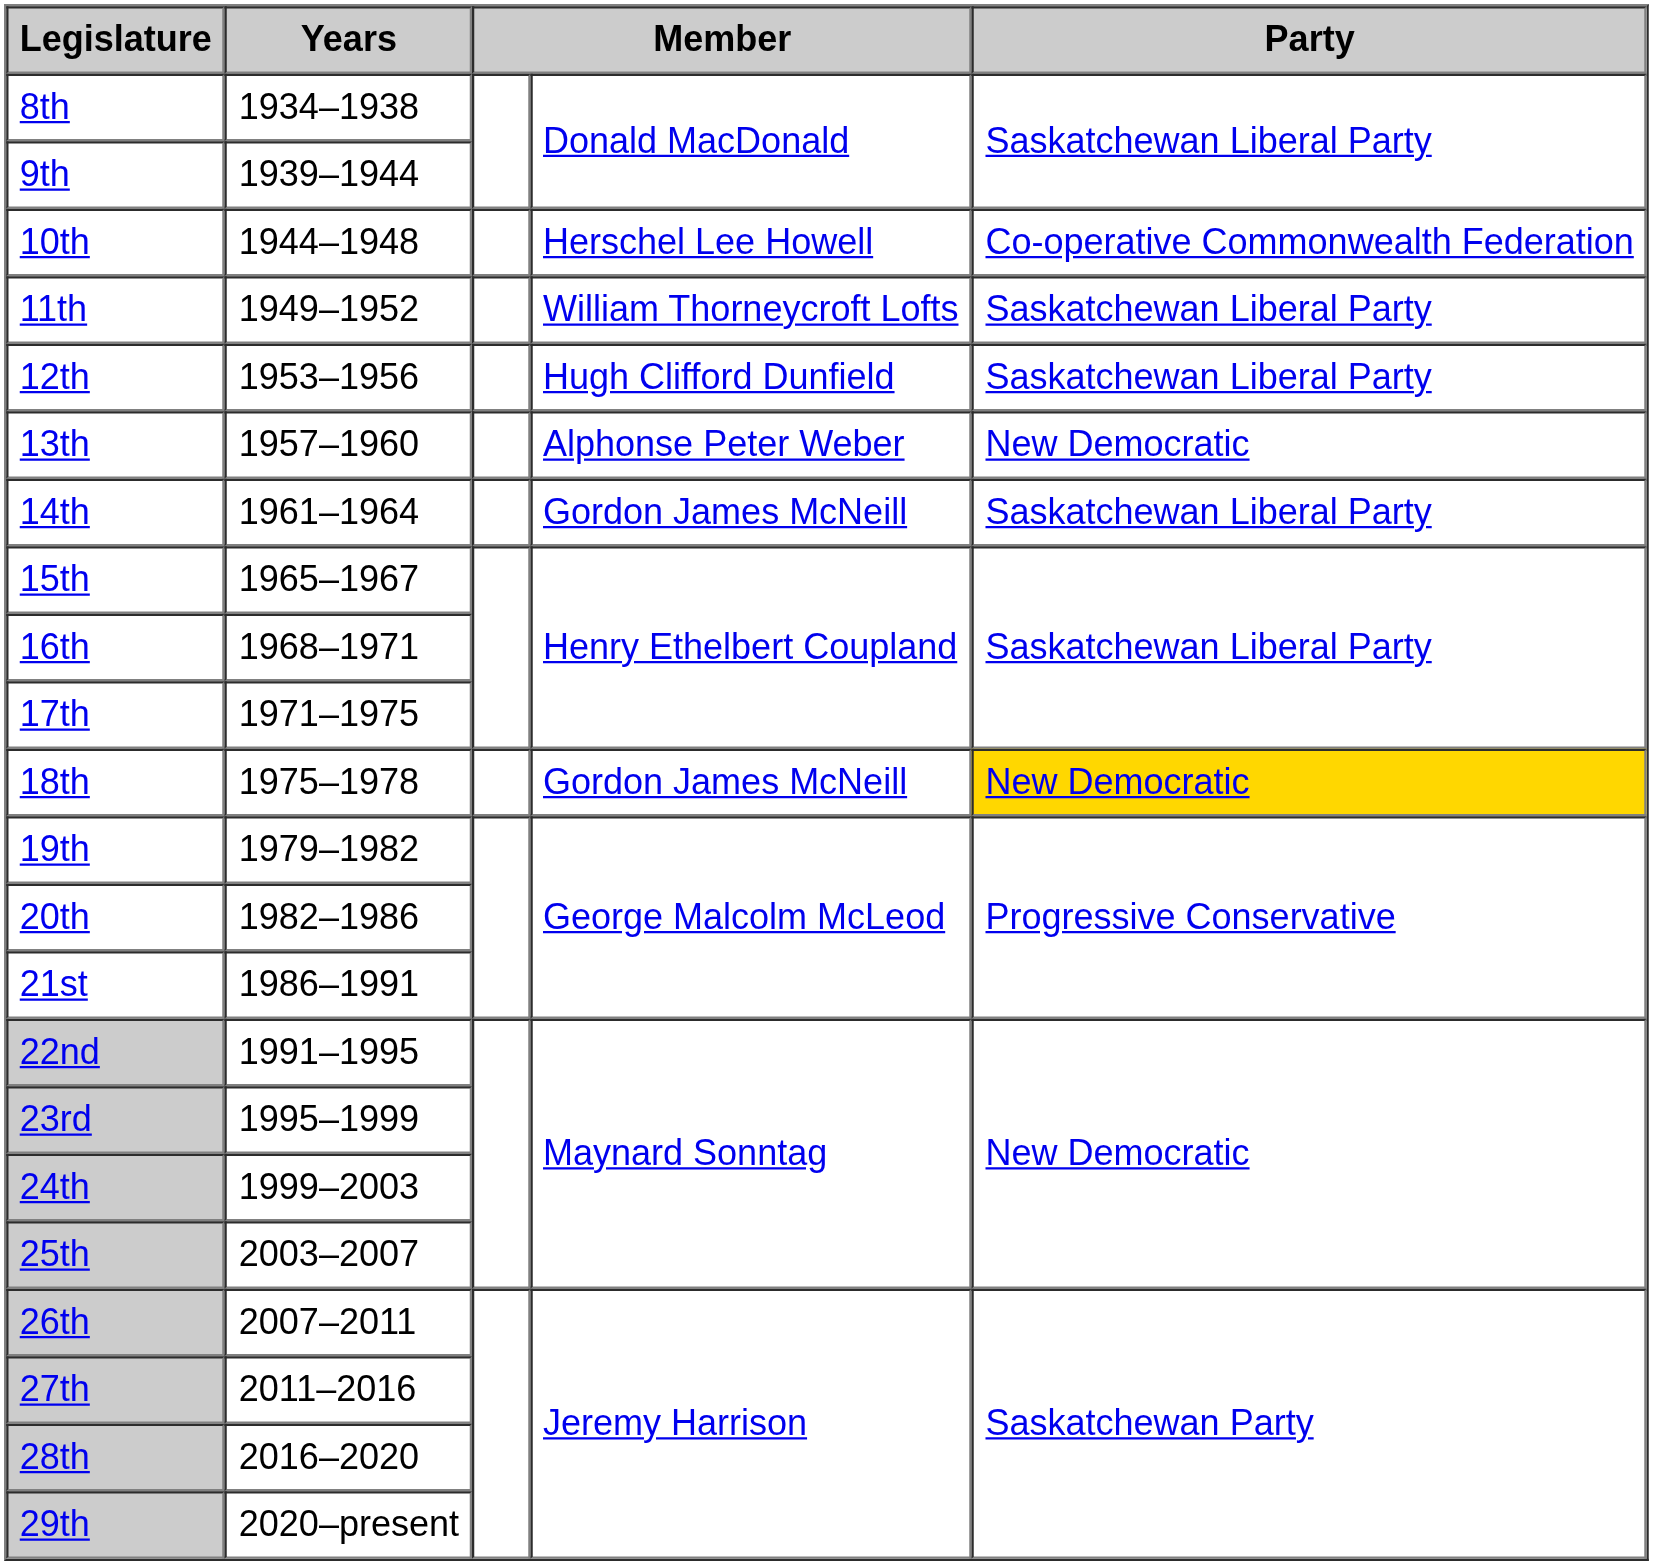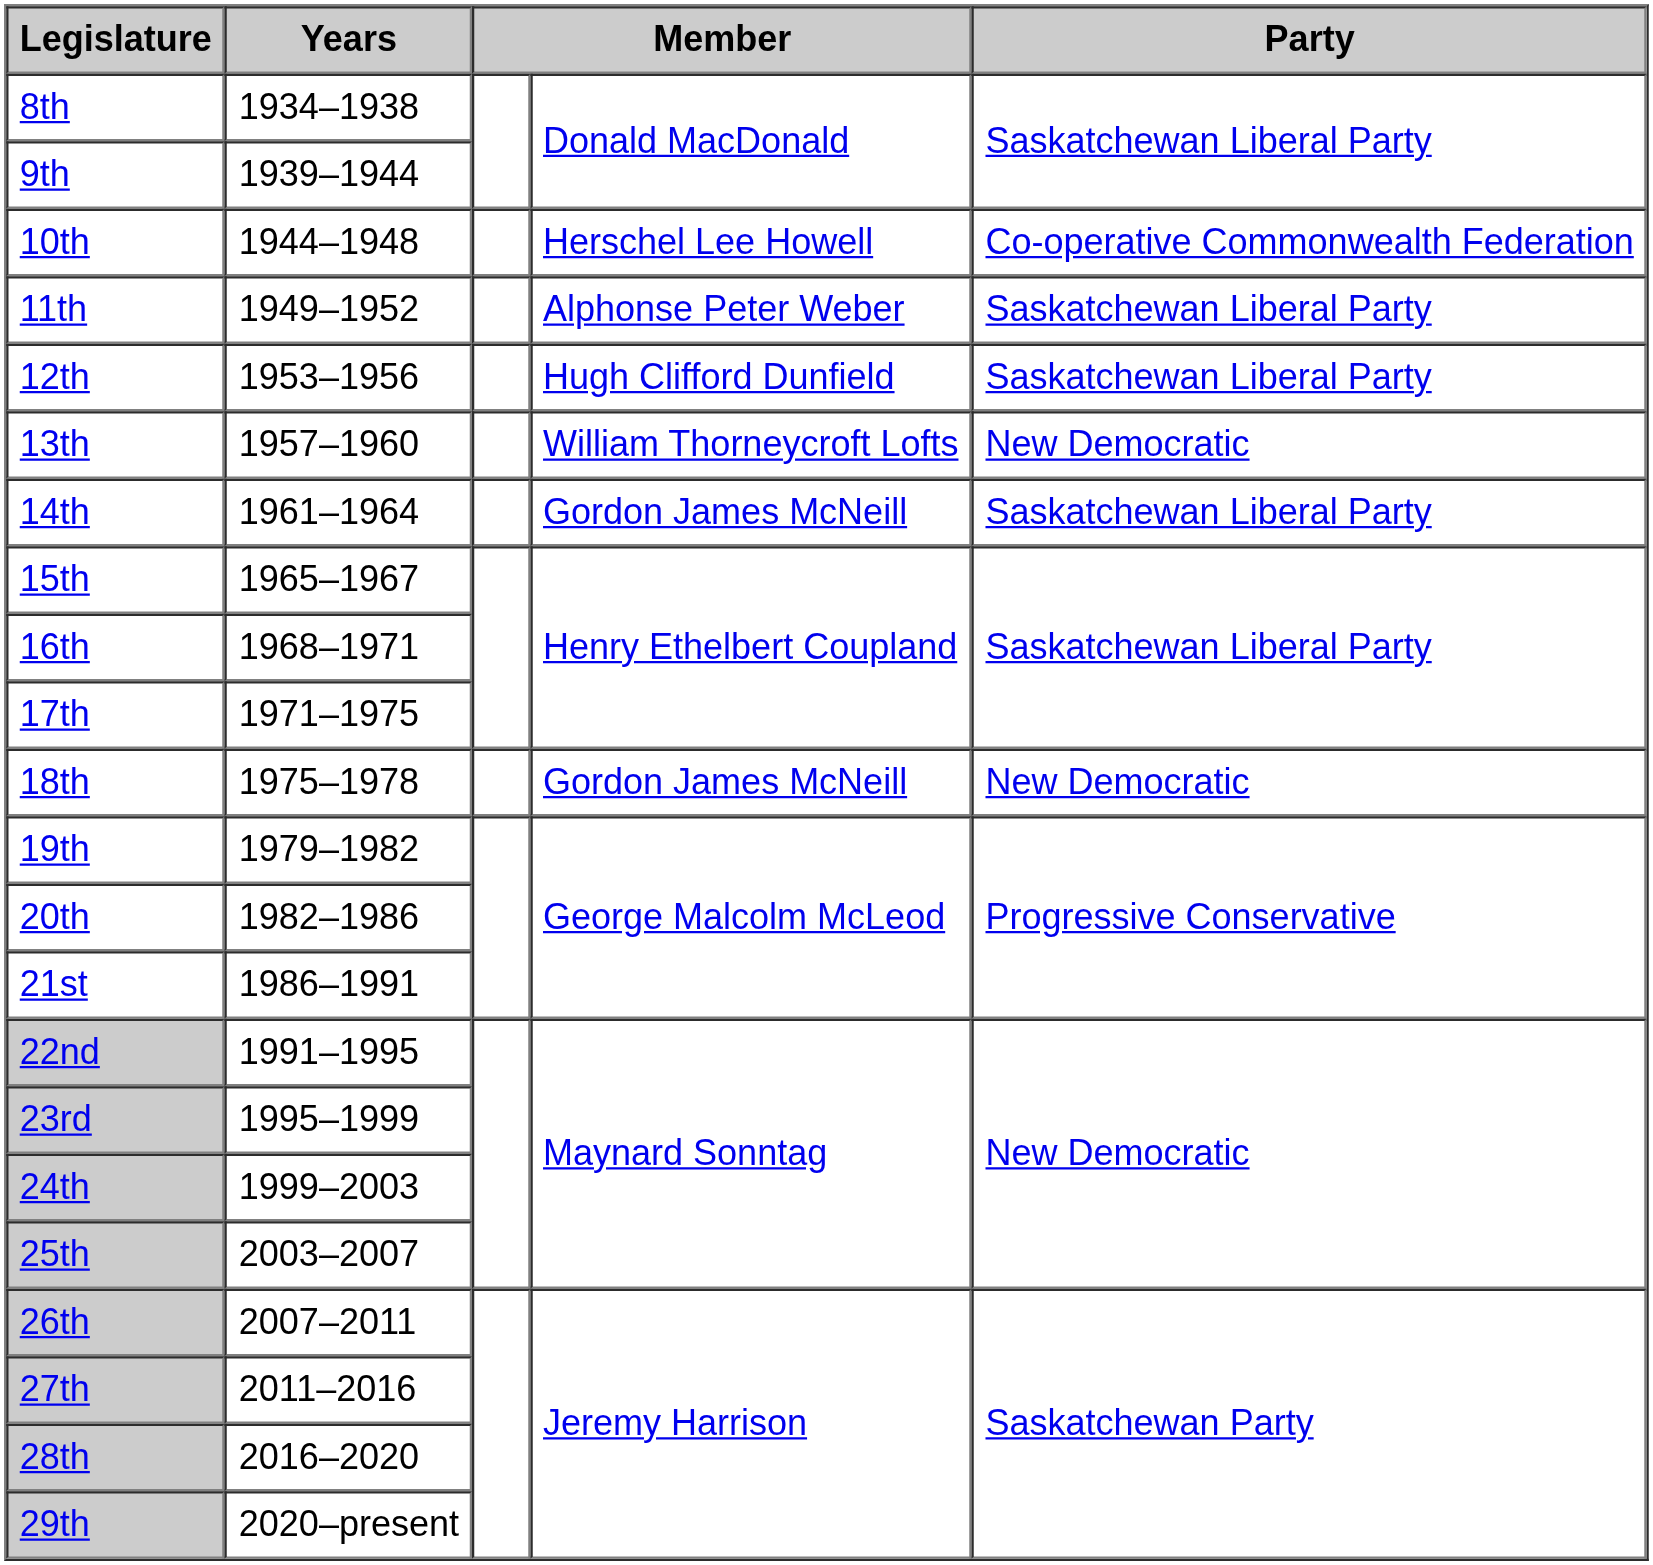(751, 309) William Thorneycroft Lofts -> (724, 309) Alphonse Peter Weber
(724, 444) Alphonse Peter Weber -> (751, 444) William Thorneycroft Lofts
(1118, 781) gold background -> (1118, 781) no background
